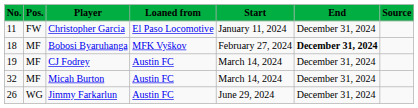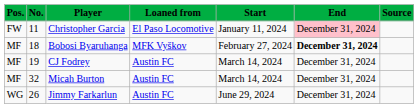columns swapped: (14, 12) <-> (35, 12)
(336, 29) no background -> (336, 29) pink background
